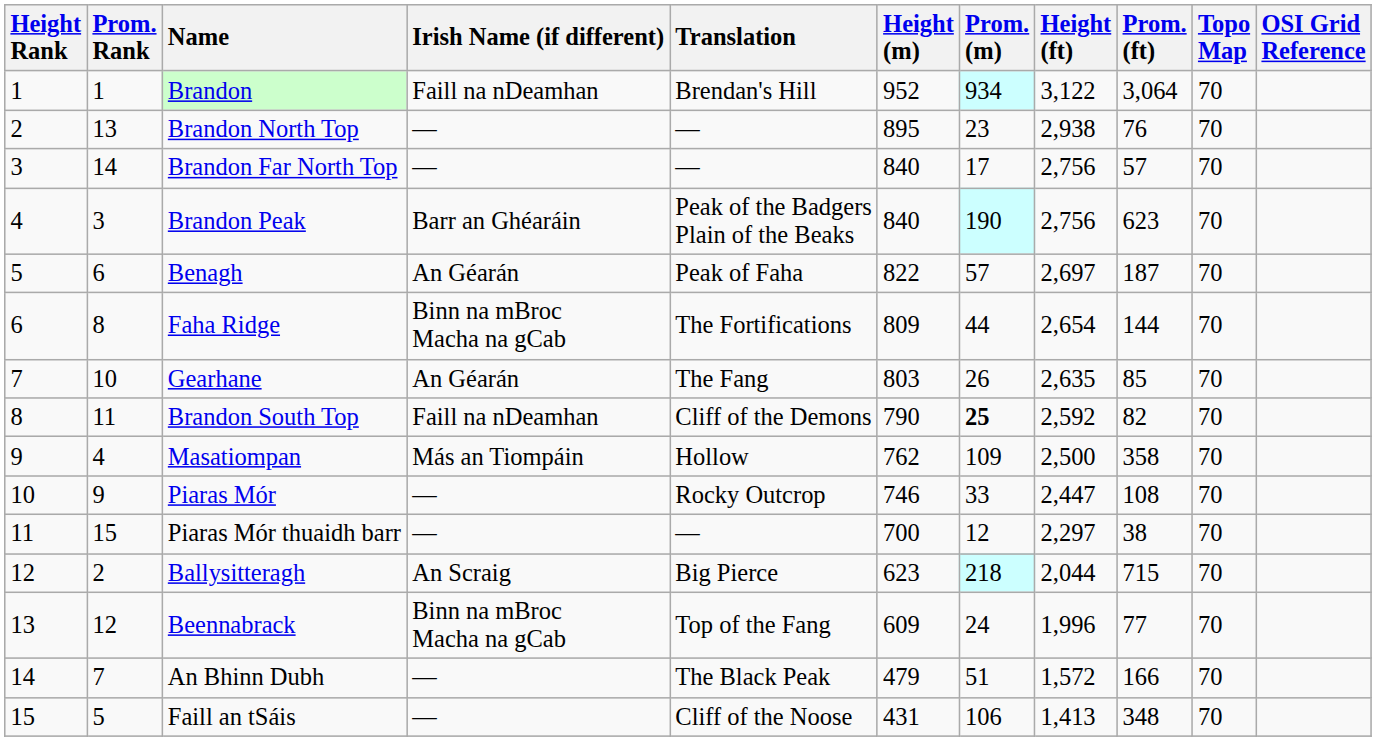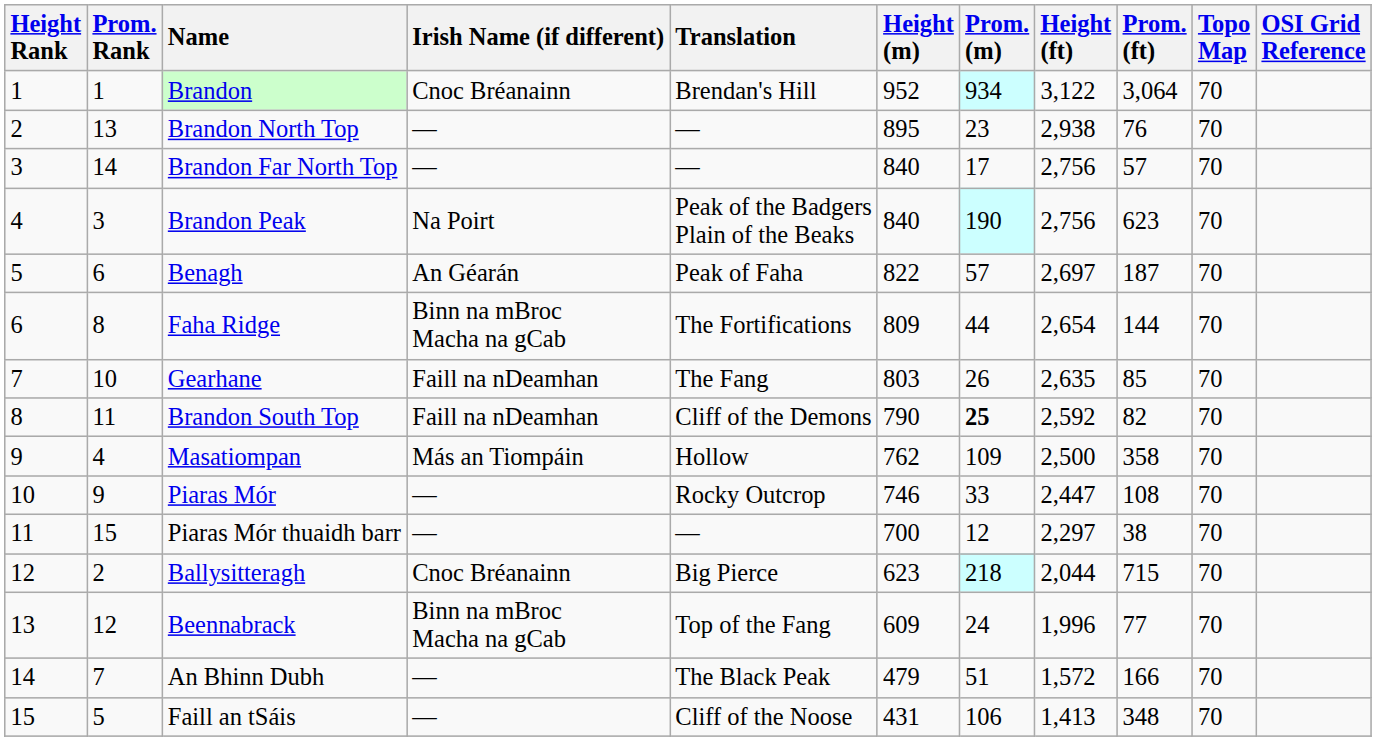(505, 90) Faill na nDeamhan -> (491, 90) Cnoc Bréanainn
(497, 220) Barr an Ghéaráin -> (453, 220) Na Poirt
(466, 378) An Géarán -> (505, 378) Faill na nDeamhan
(462, 572) An Scraig -> (491, 572) Cnoc Bréanainn
